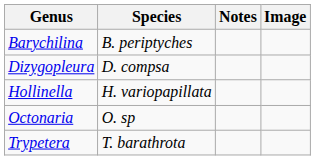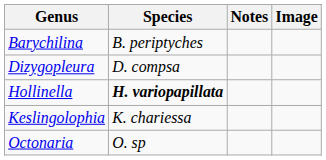(157, 92) normal -> (168, 92) bold
+ row: (57, 117)
- row: (39, 142)
